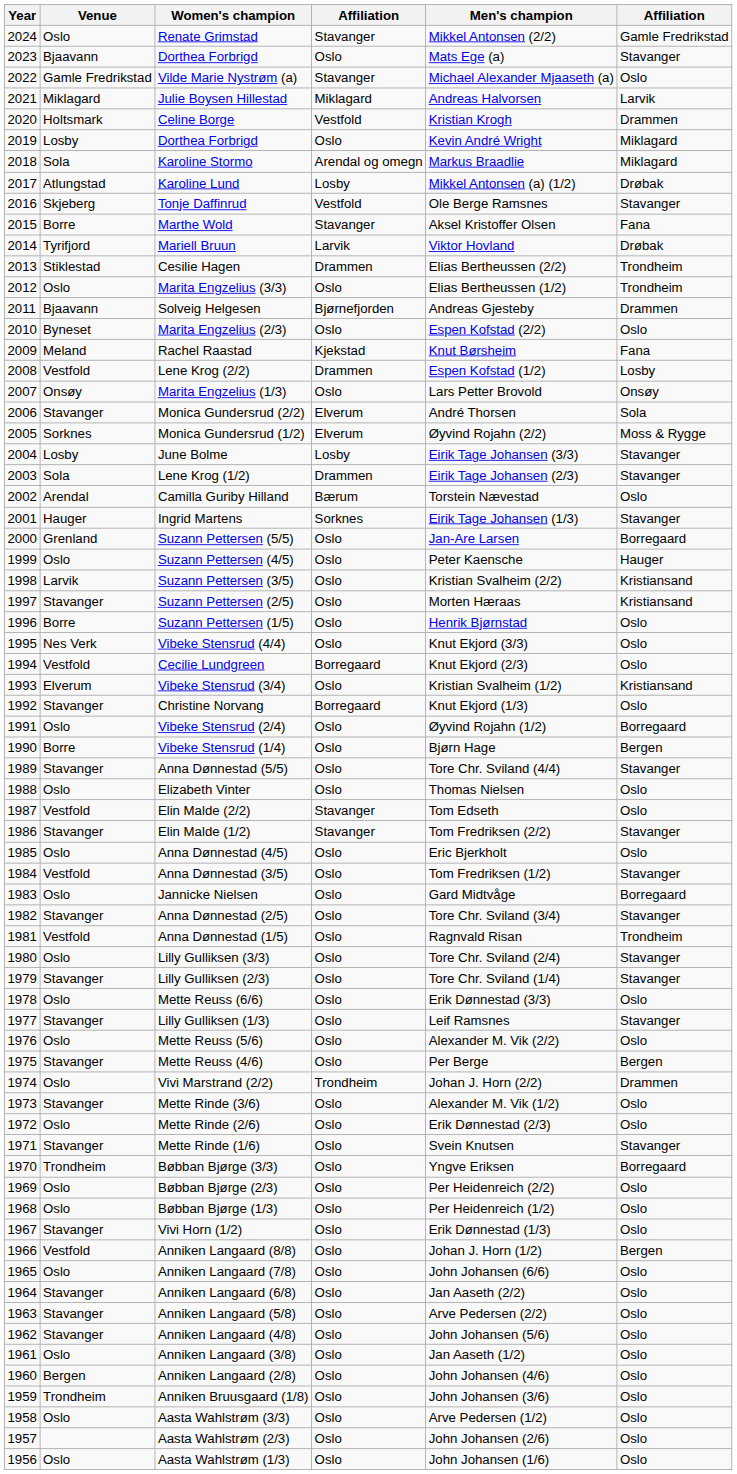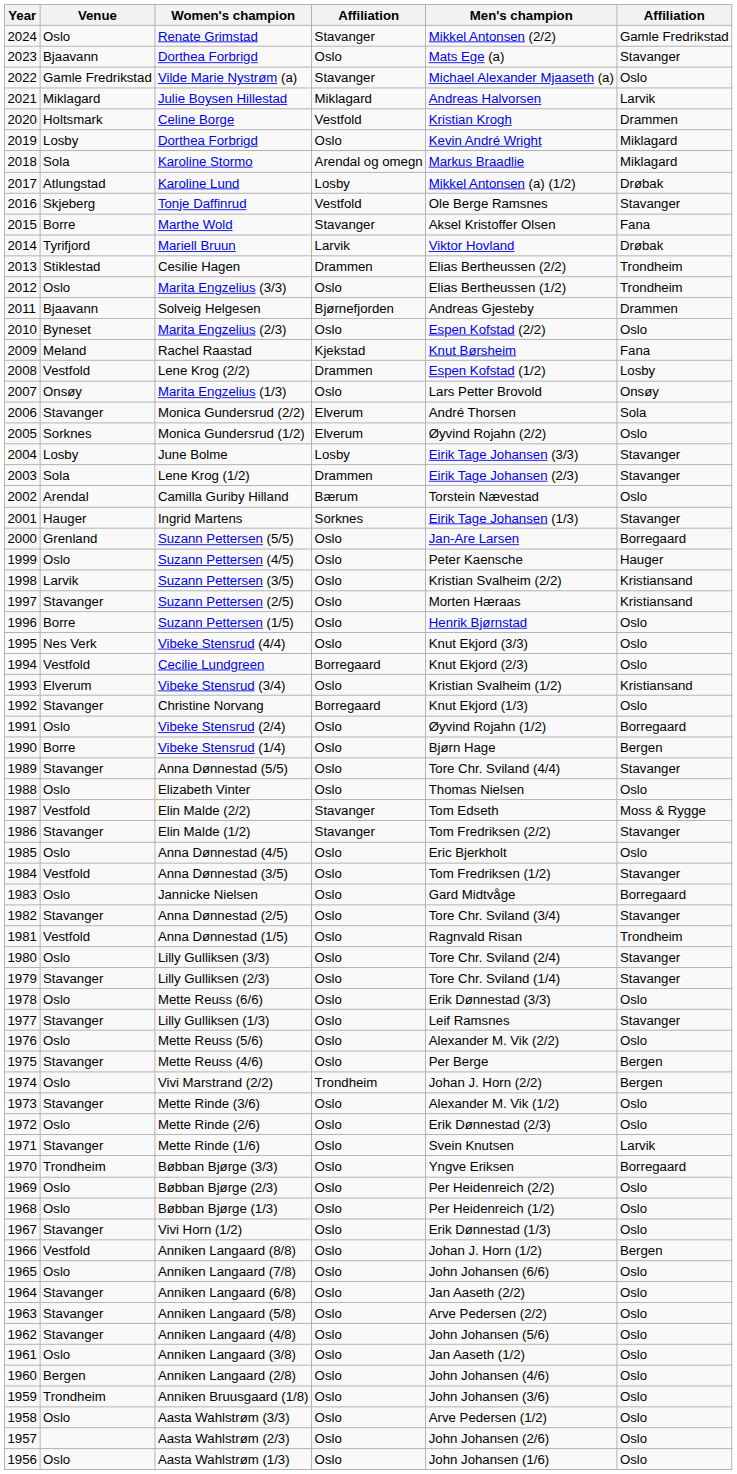(663, 434) Moss & Rygge -> (634, 434) Oslo
(634, 811) Oslo -> (663, 811) Moss & Rygge
(649, 1083) Drammen -> (641, 1083) Bergen
(650, 1146) Stavanger -> (638, 1146) Larvik
